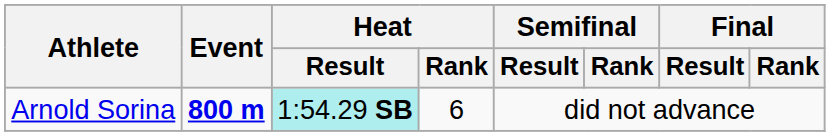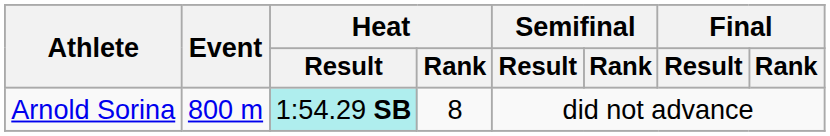(226, 110) bold -> (226, 110) normal
(457, 110) 6 -> (455, 110) 8
